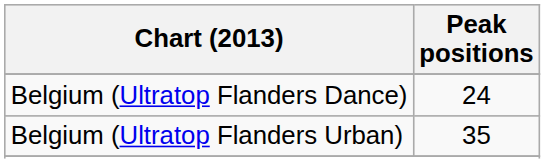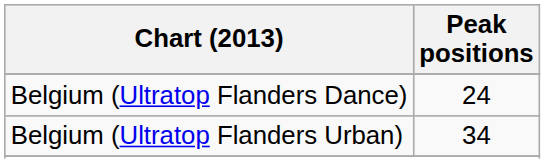(476, 135) 35 -> (476, 135) 34
